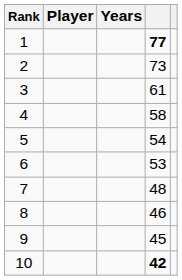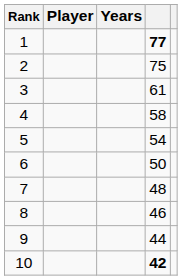(158, 66) 73 -> (158, 66) 75
(158, 164) 53 -> (158, 164) 50
(158, 238) 45 -> (158, 238) 44
